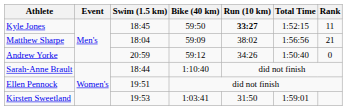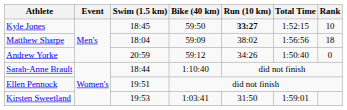(330, 26) 11 -> (330, 26) 10
(330, 41) 21 -> (330, 41) 18
